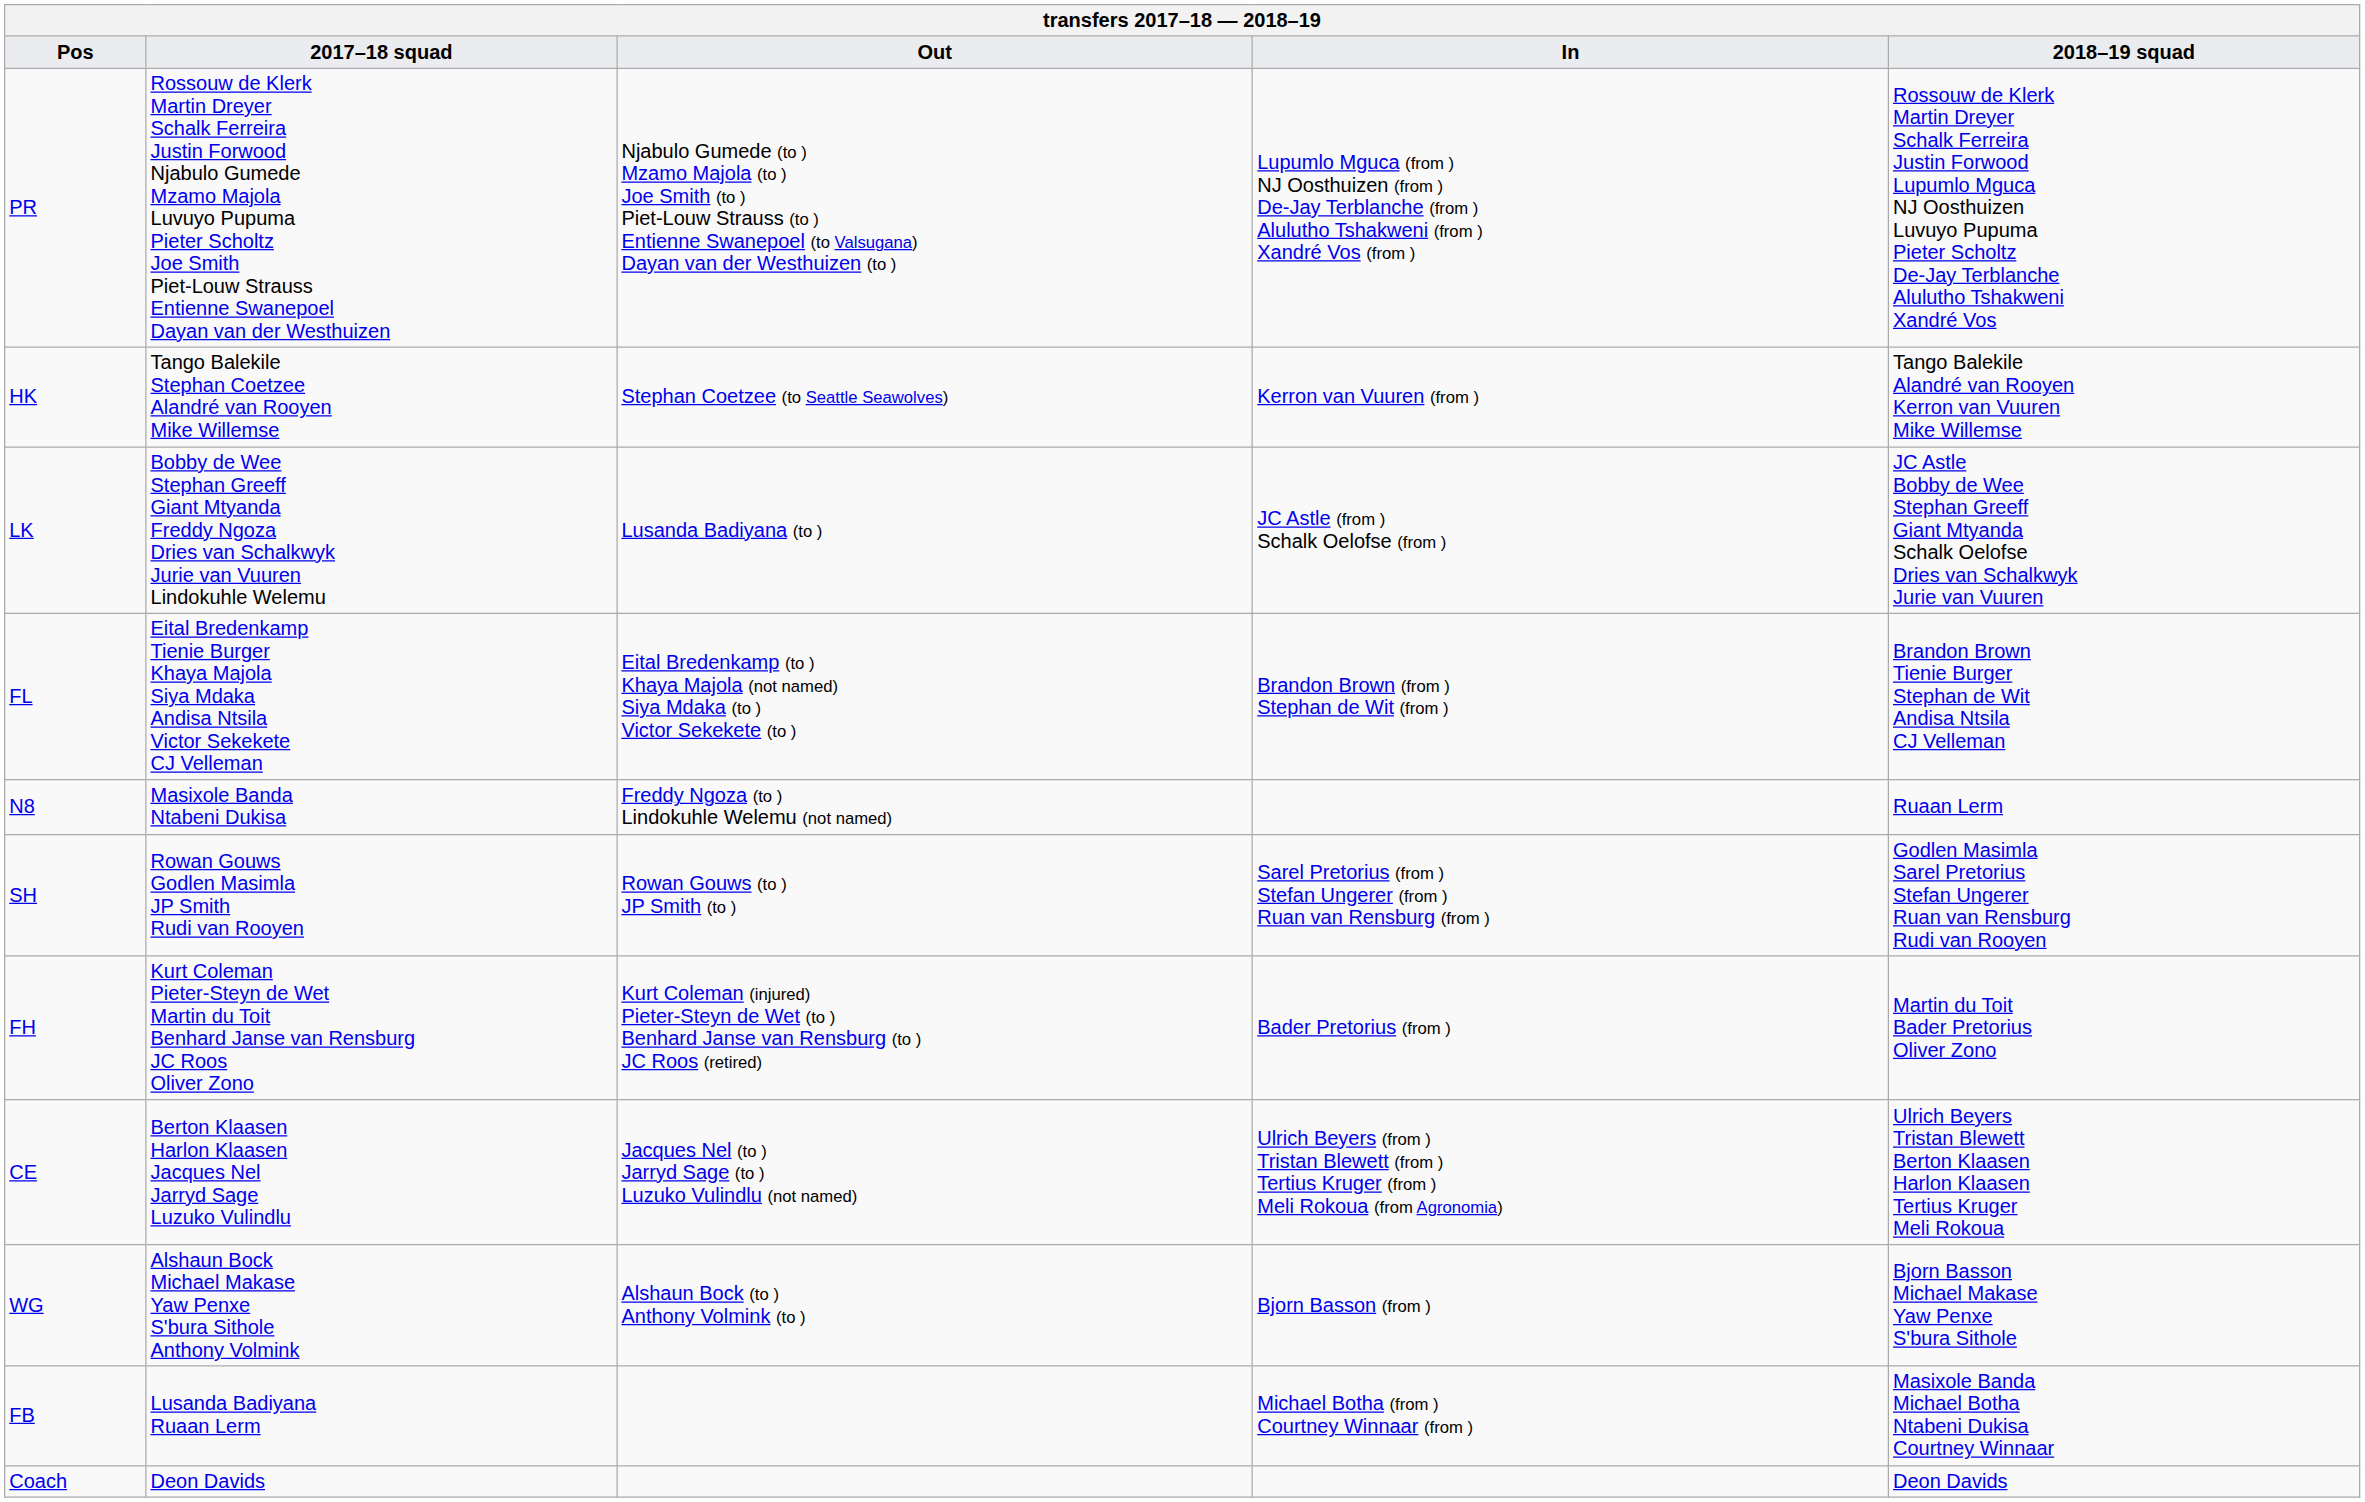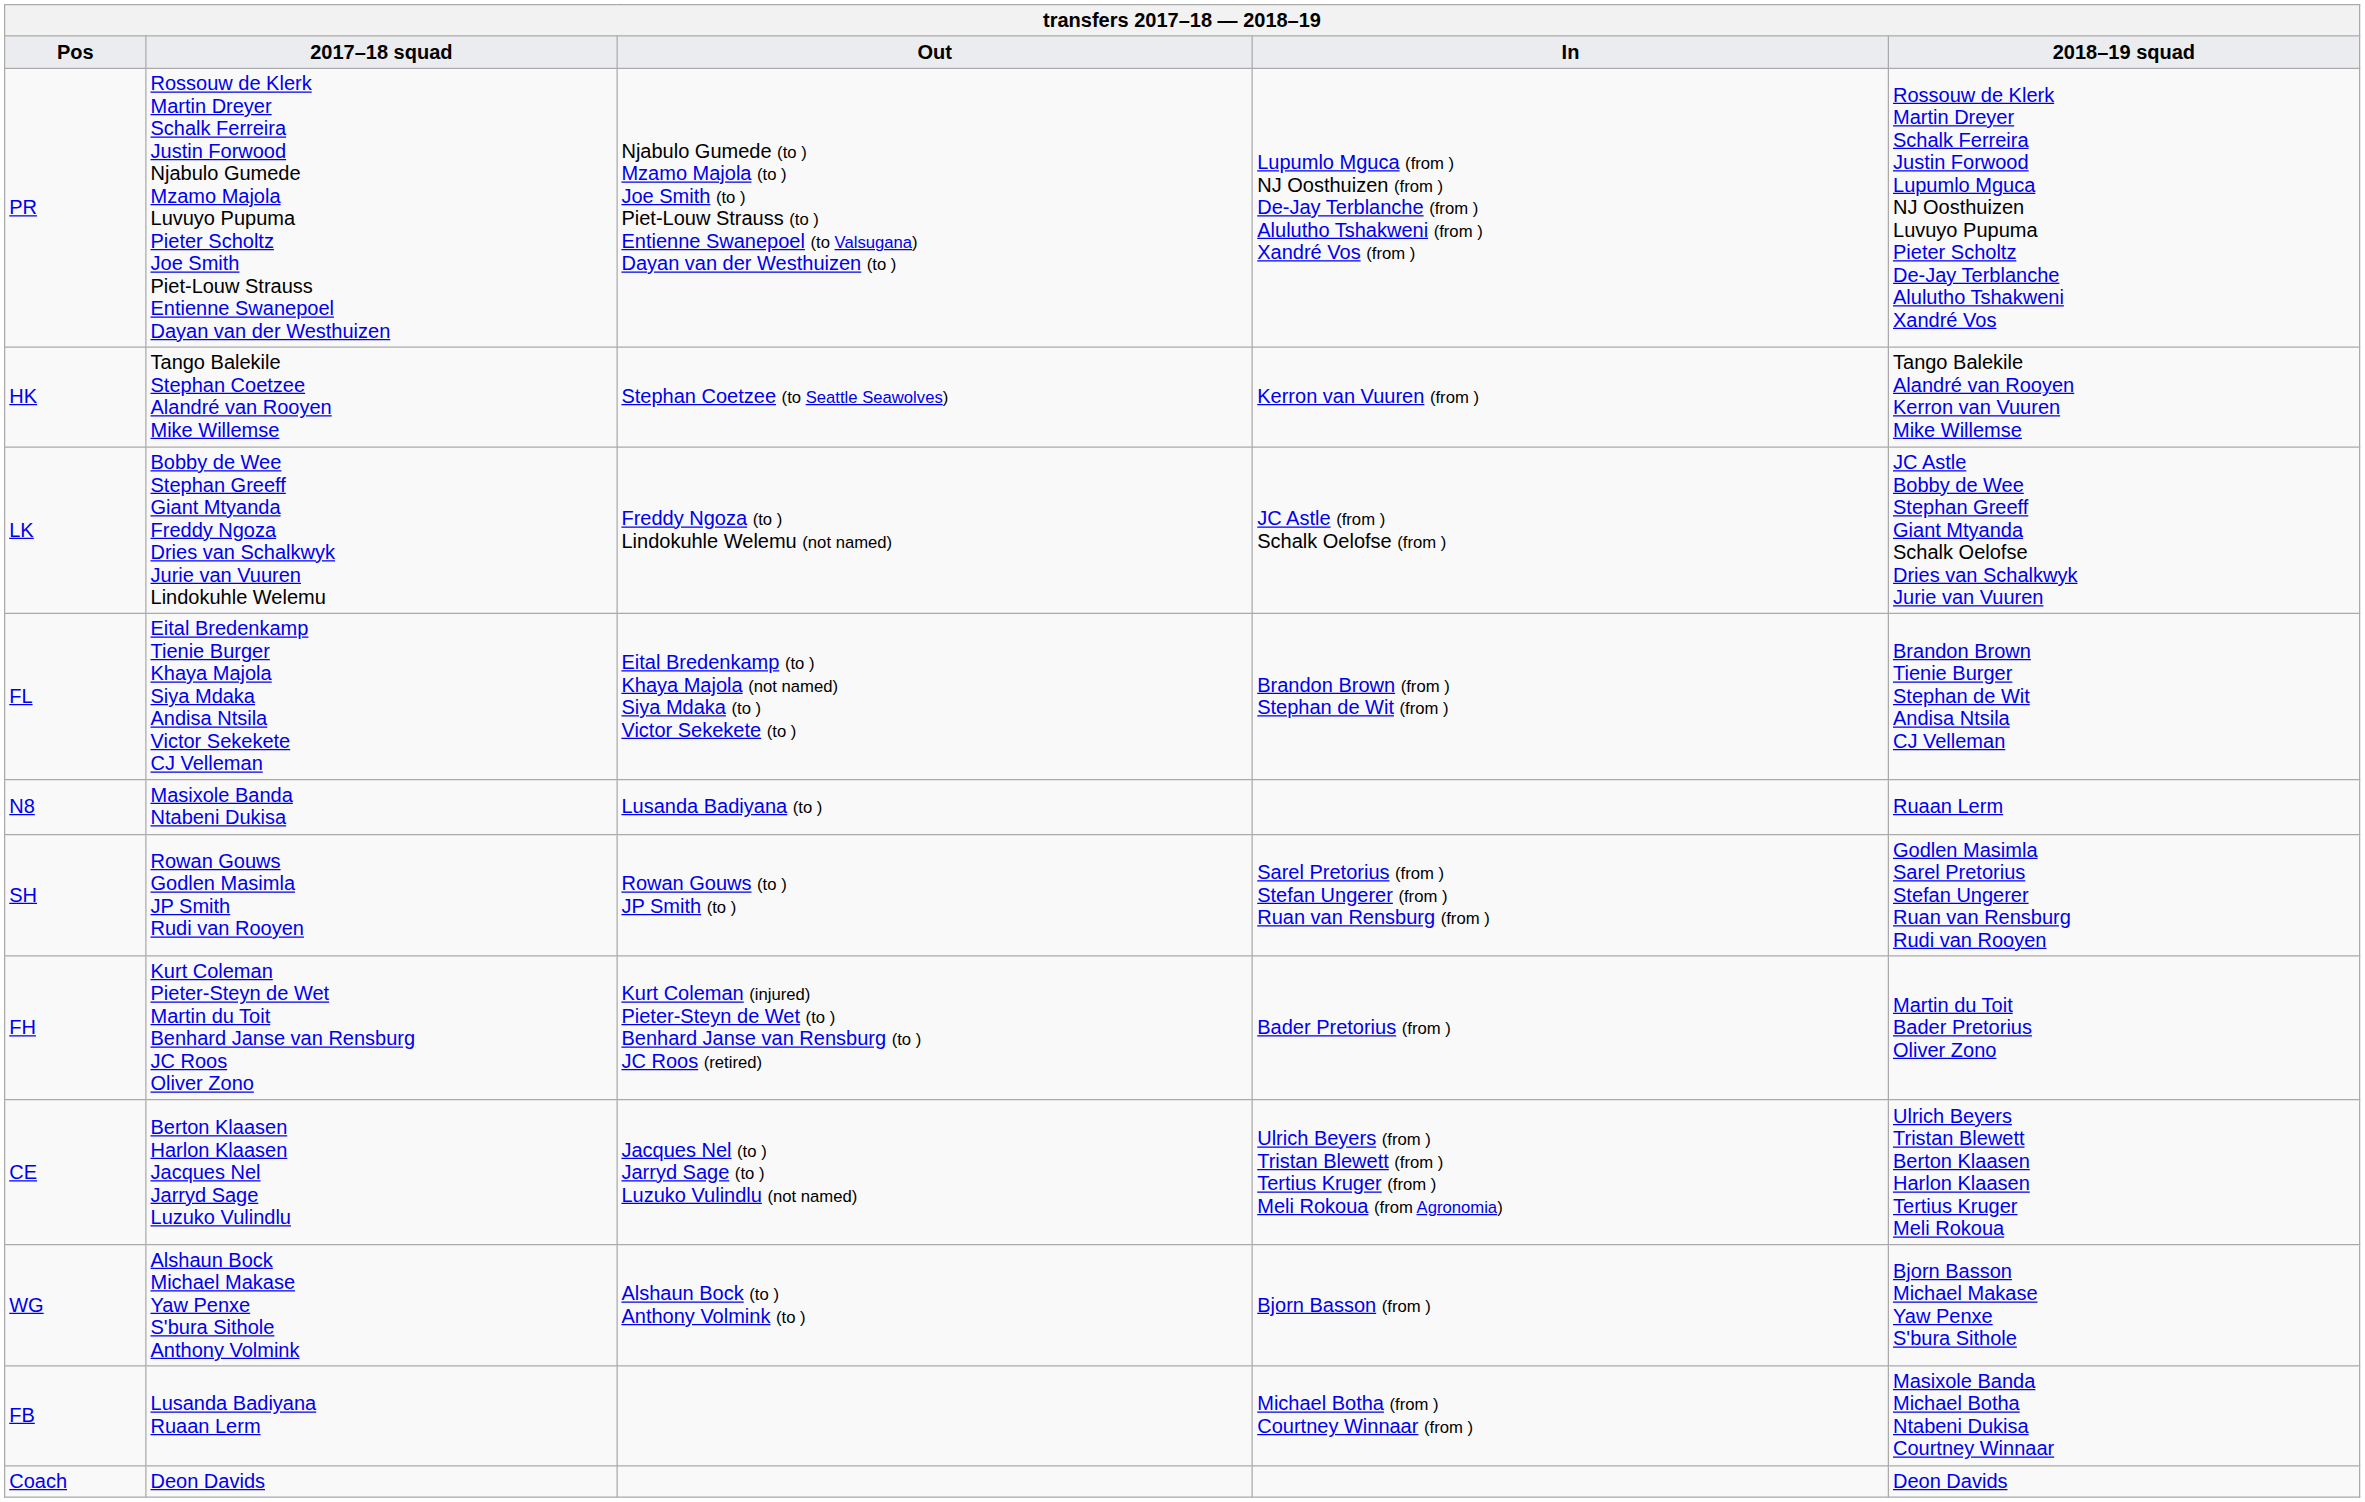(722, 529) Lusanda Badiyana (to ) -> (757, 529) Freddy Ngoza (to ) Lindokuhle Welemu (not named)
(757, 806) Freddy Ngoza (to ) Lindokuhle Welemu (not named) -> (722, 806) Lusanda Badiyana (to )
